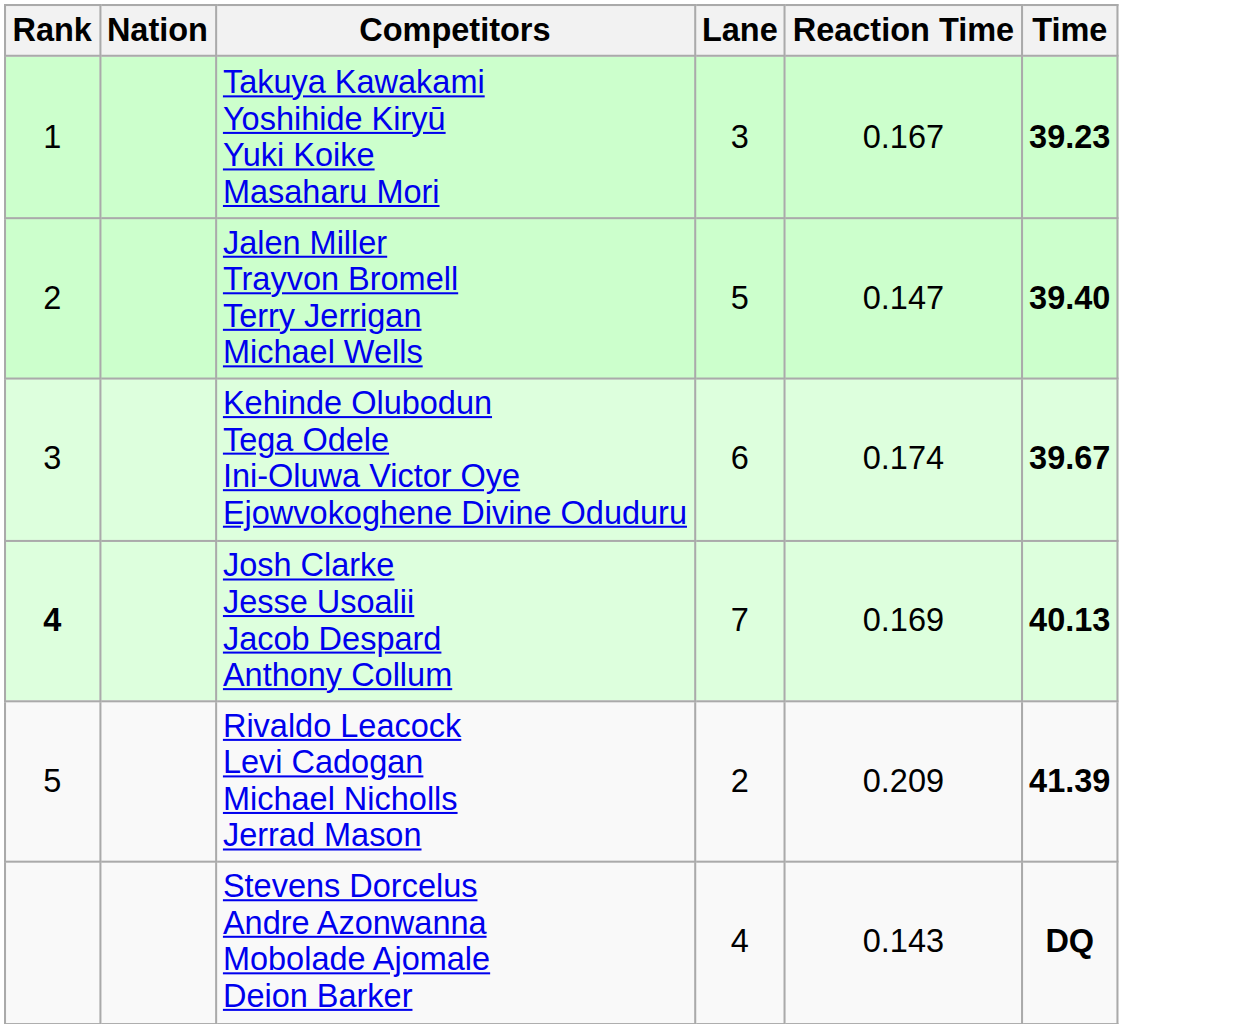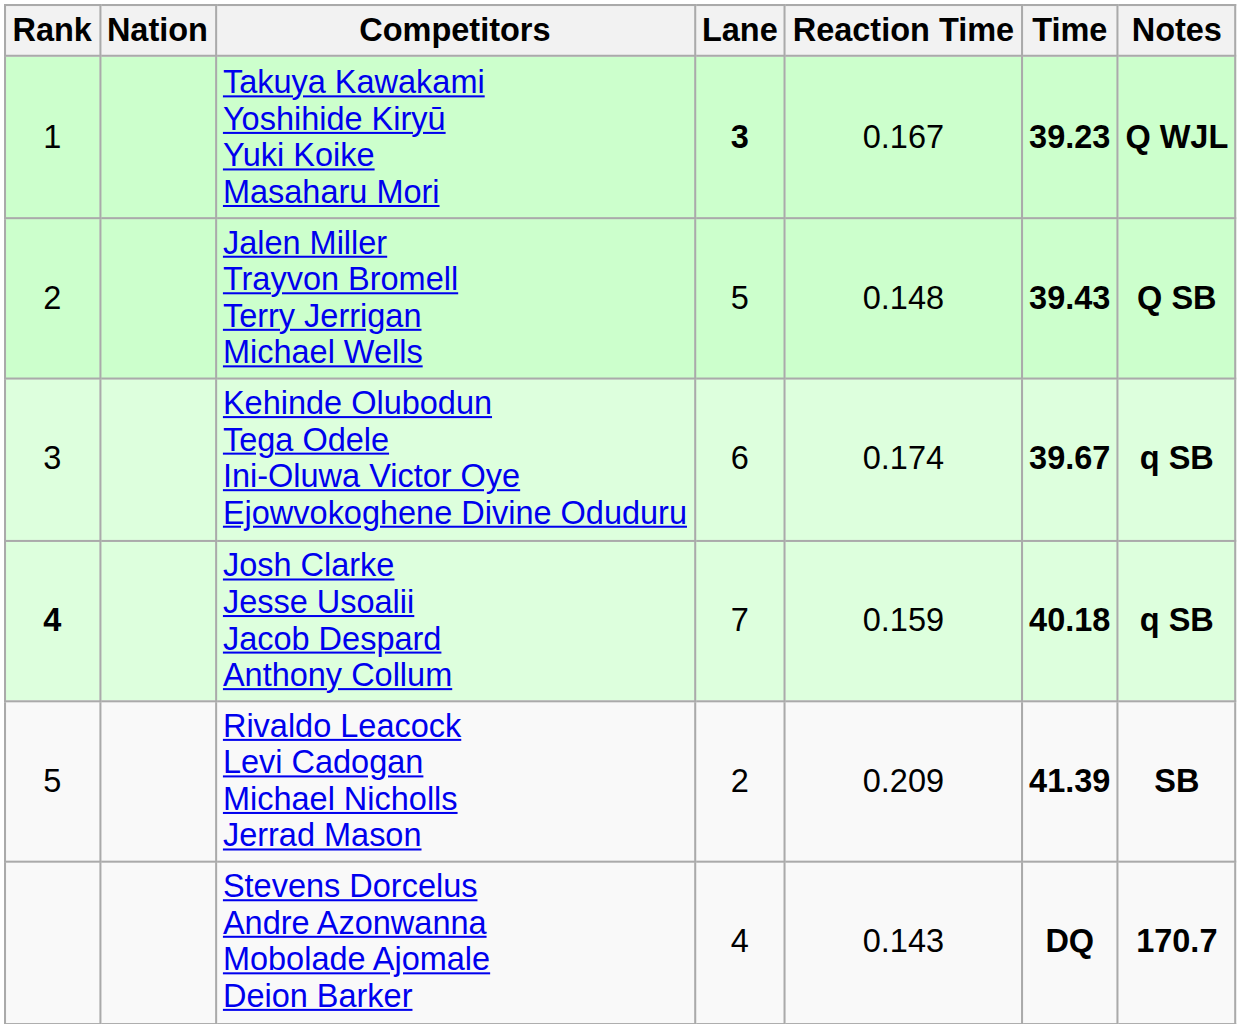+ column: (1177, 30)
(740, 136) normal -> (740, 136) bold
(903, 297) 0.147 -> (903, 297) 0.148
(1070, 297) 39.40 -> (1070, 297) 39.43
(903, 619) 0.169 -> (903, 619) 0.159
(1070, 619) 40.13 -> (1070, 619) 40.18
